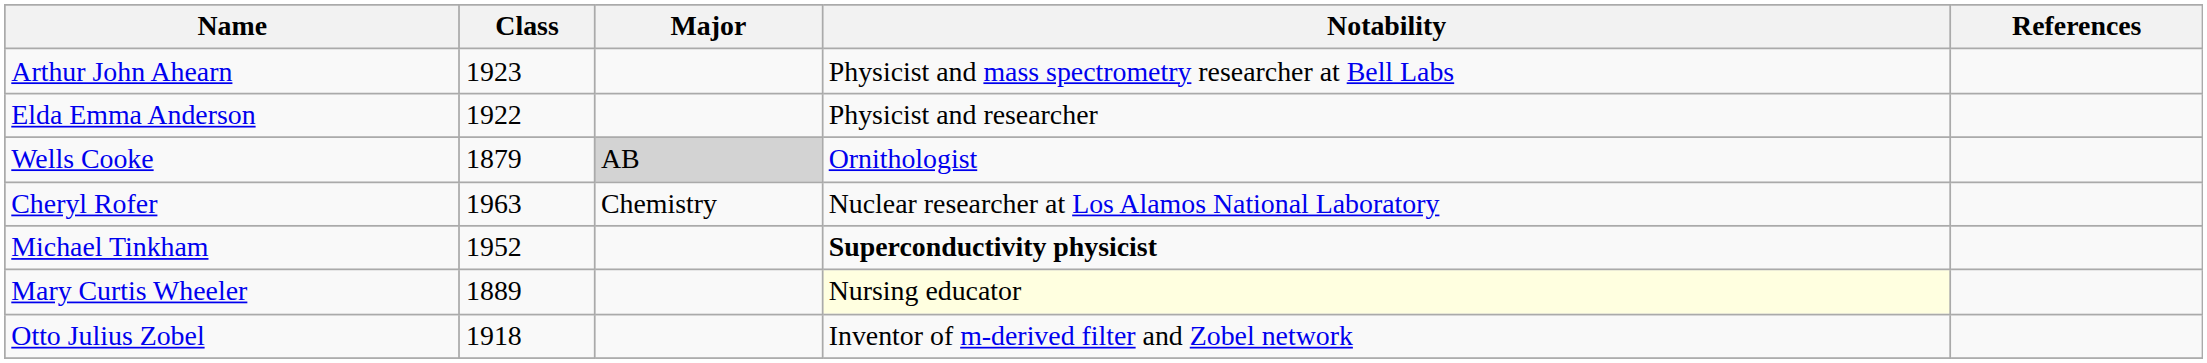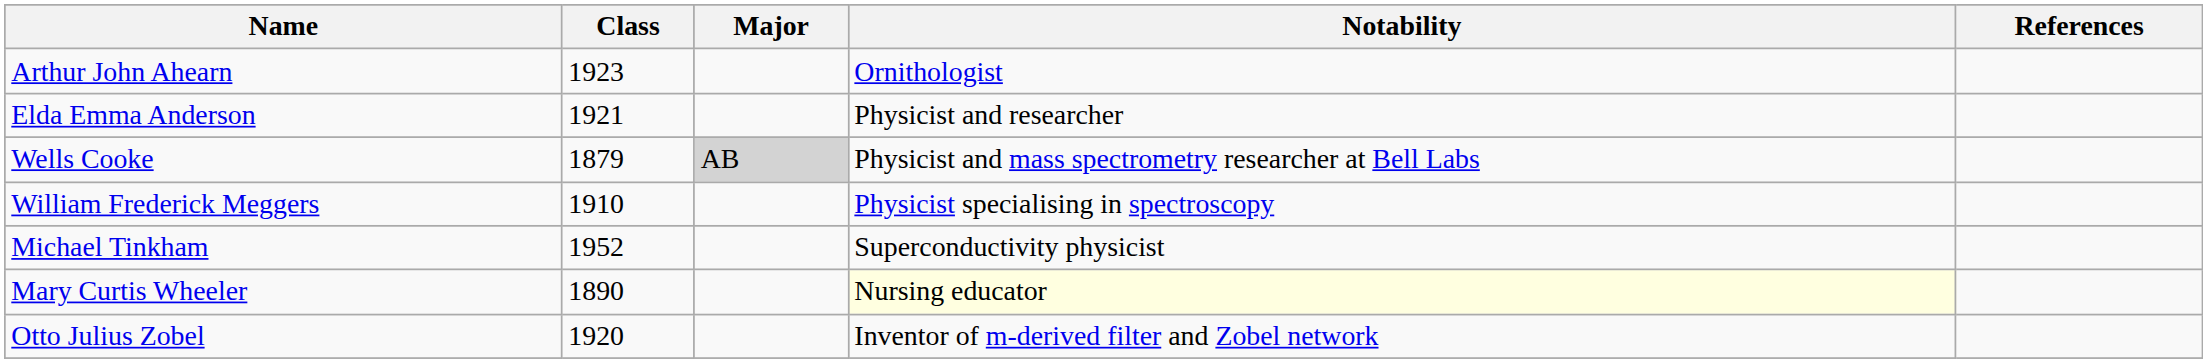(1141, 70) Physicist and mass spectrometry researcher at Bell Labs -> (929, 70) Ornithologist
(494, 114) 1922 -> (596, 114) 1921
(903, 159) Ornithologist -> (1167, 159) Physicist and mass spectrometry researcher at Bell Labs
+ row: (165, 203)
- row: (84, 203)
(993, 247) bold -> (1009, 247) normal
(494, 291) 1889 -> (596, 291) 1890
(494, 335) 1918 -> (596, 335) 1920
